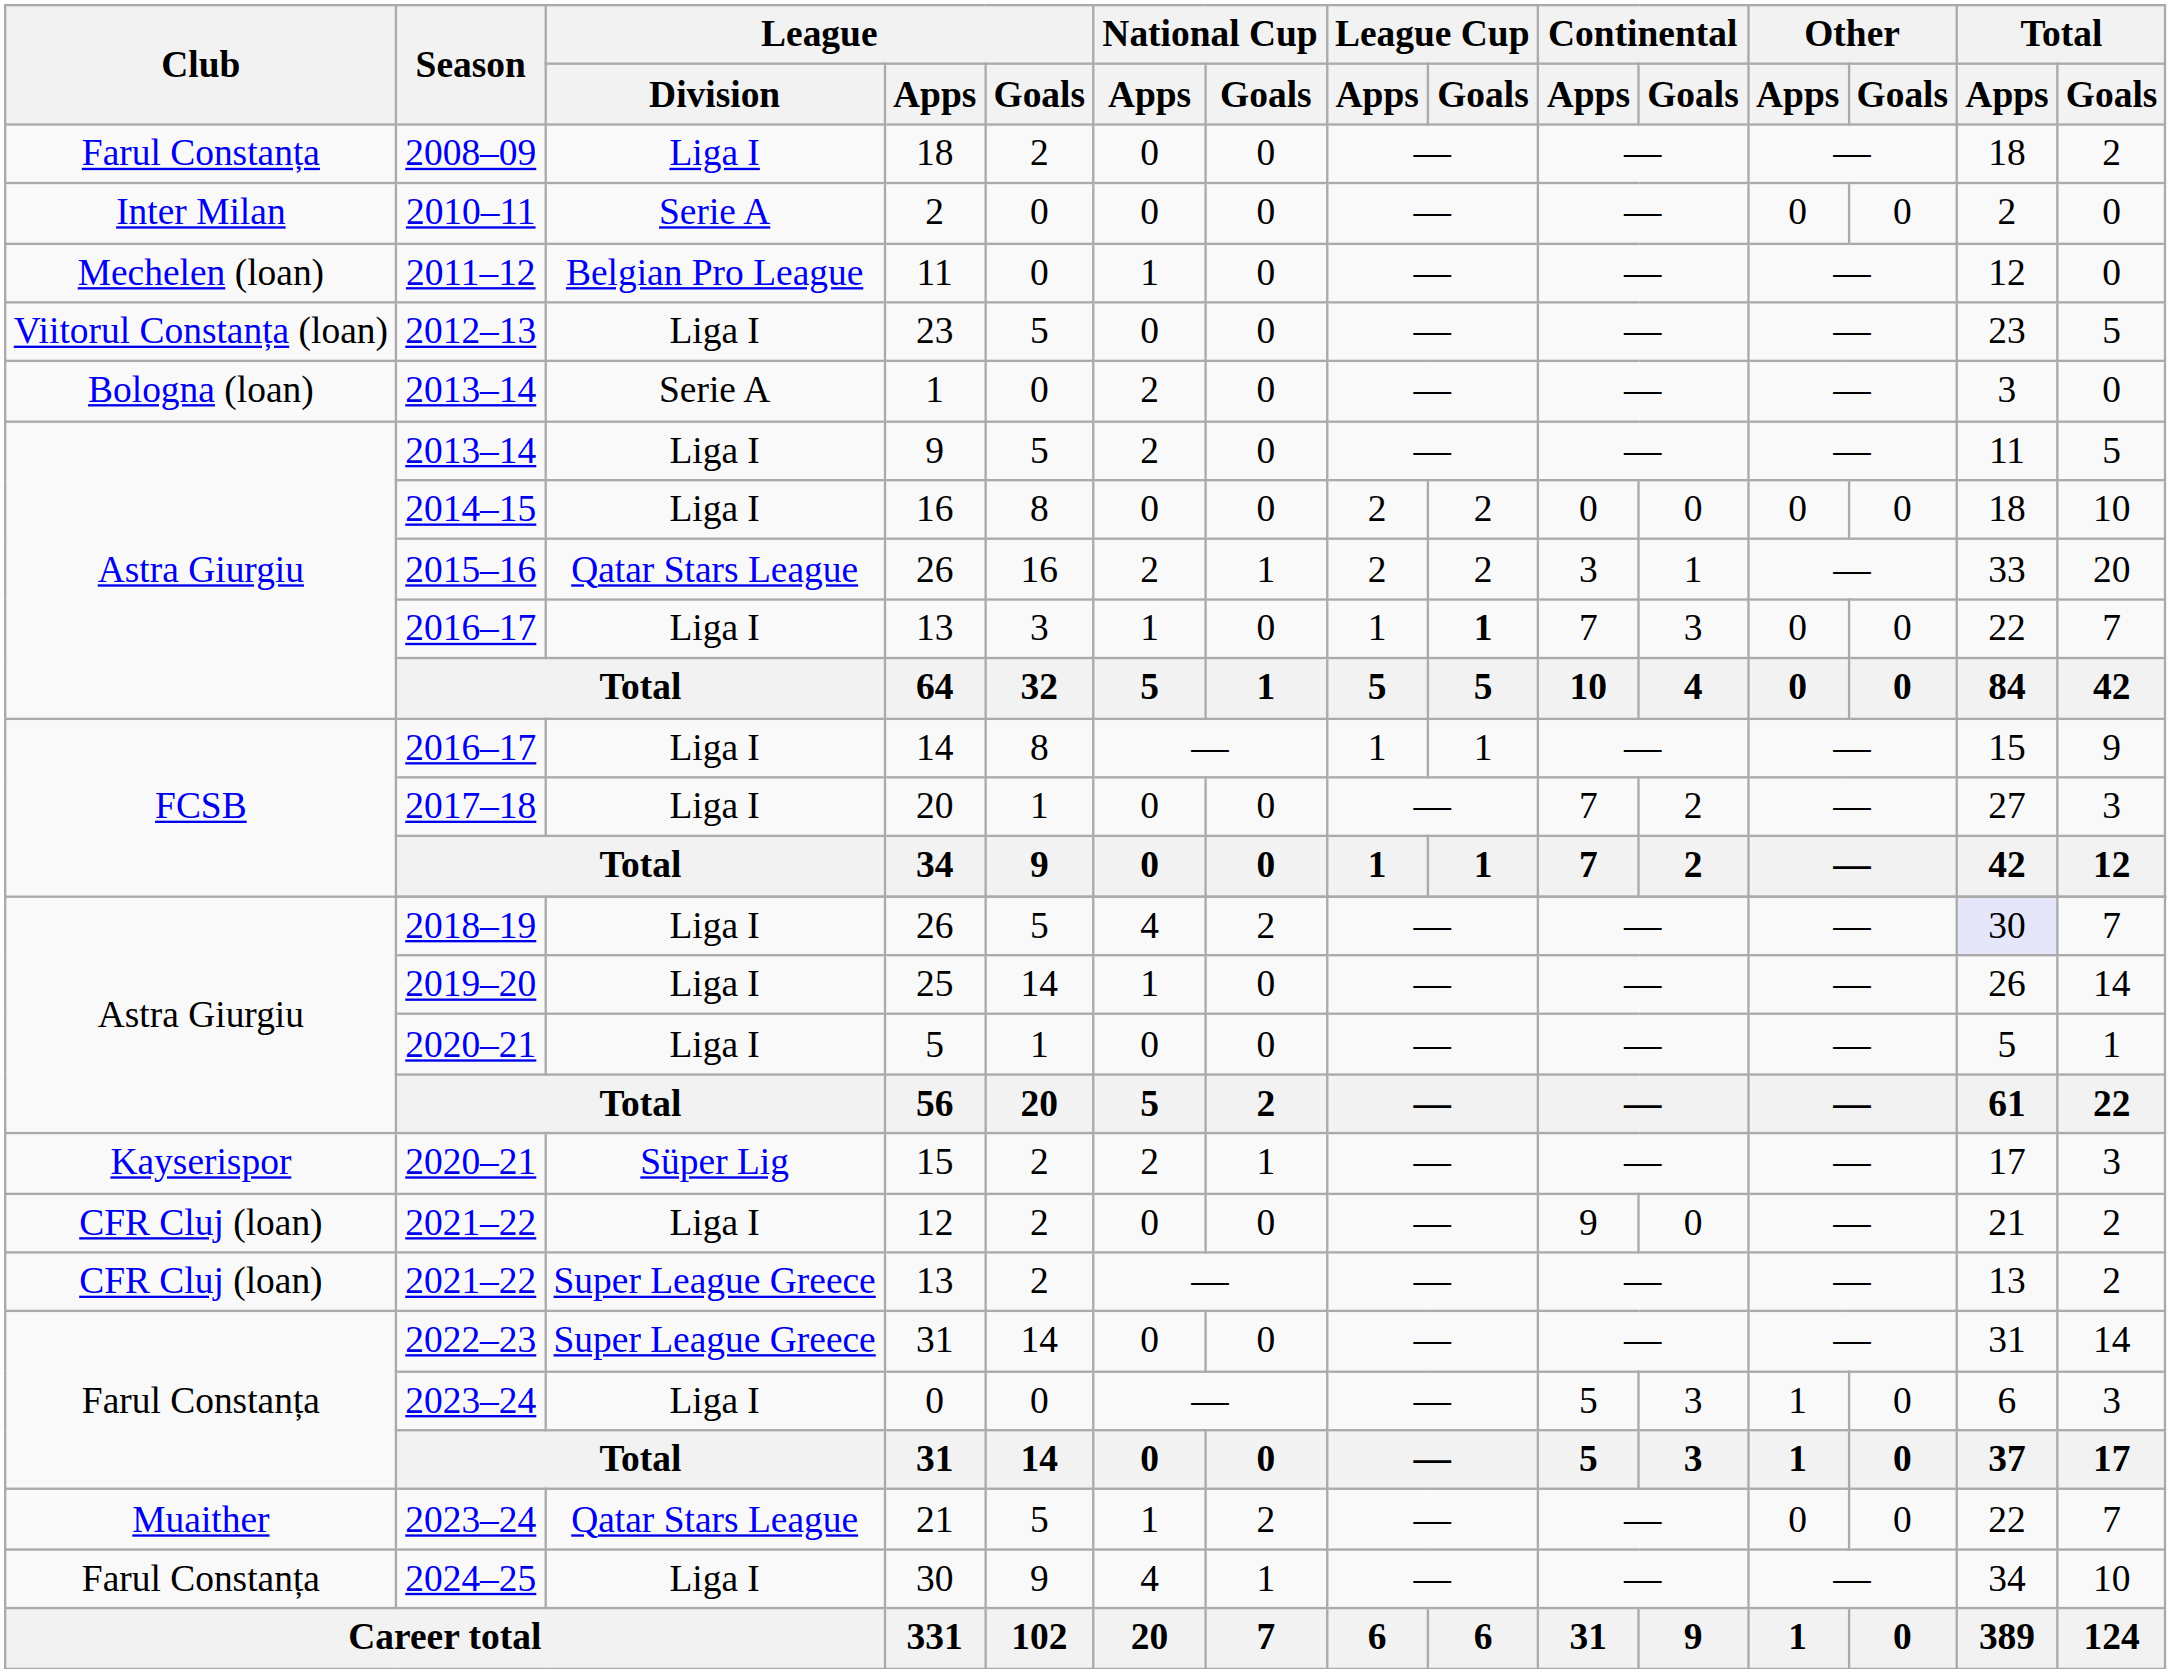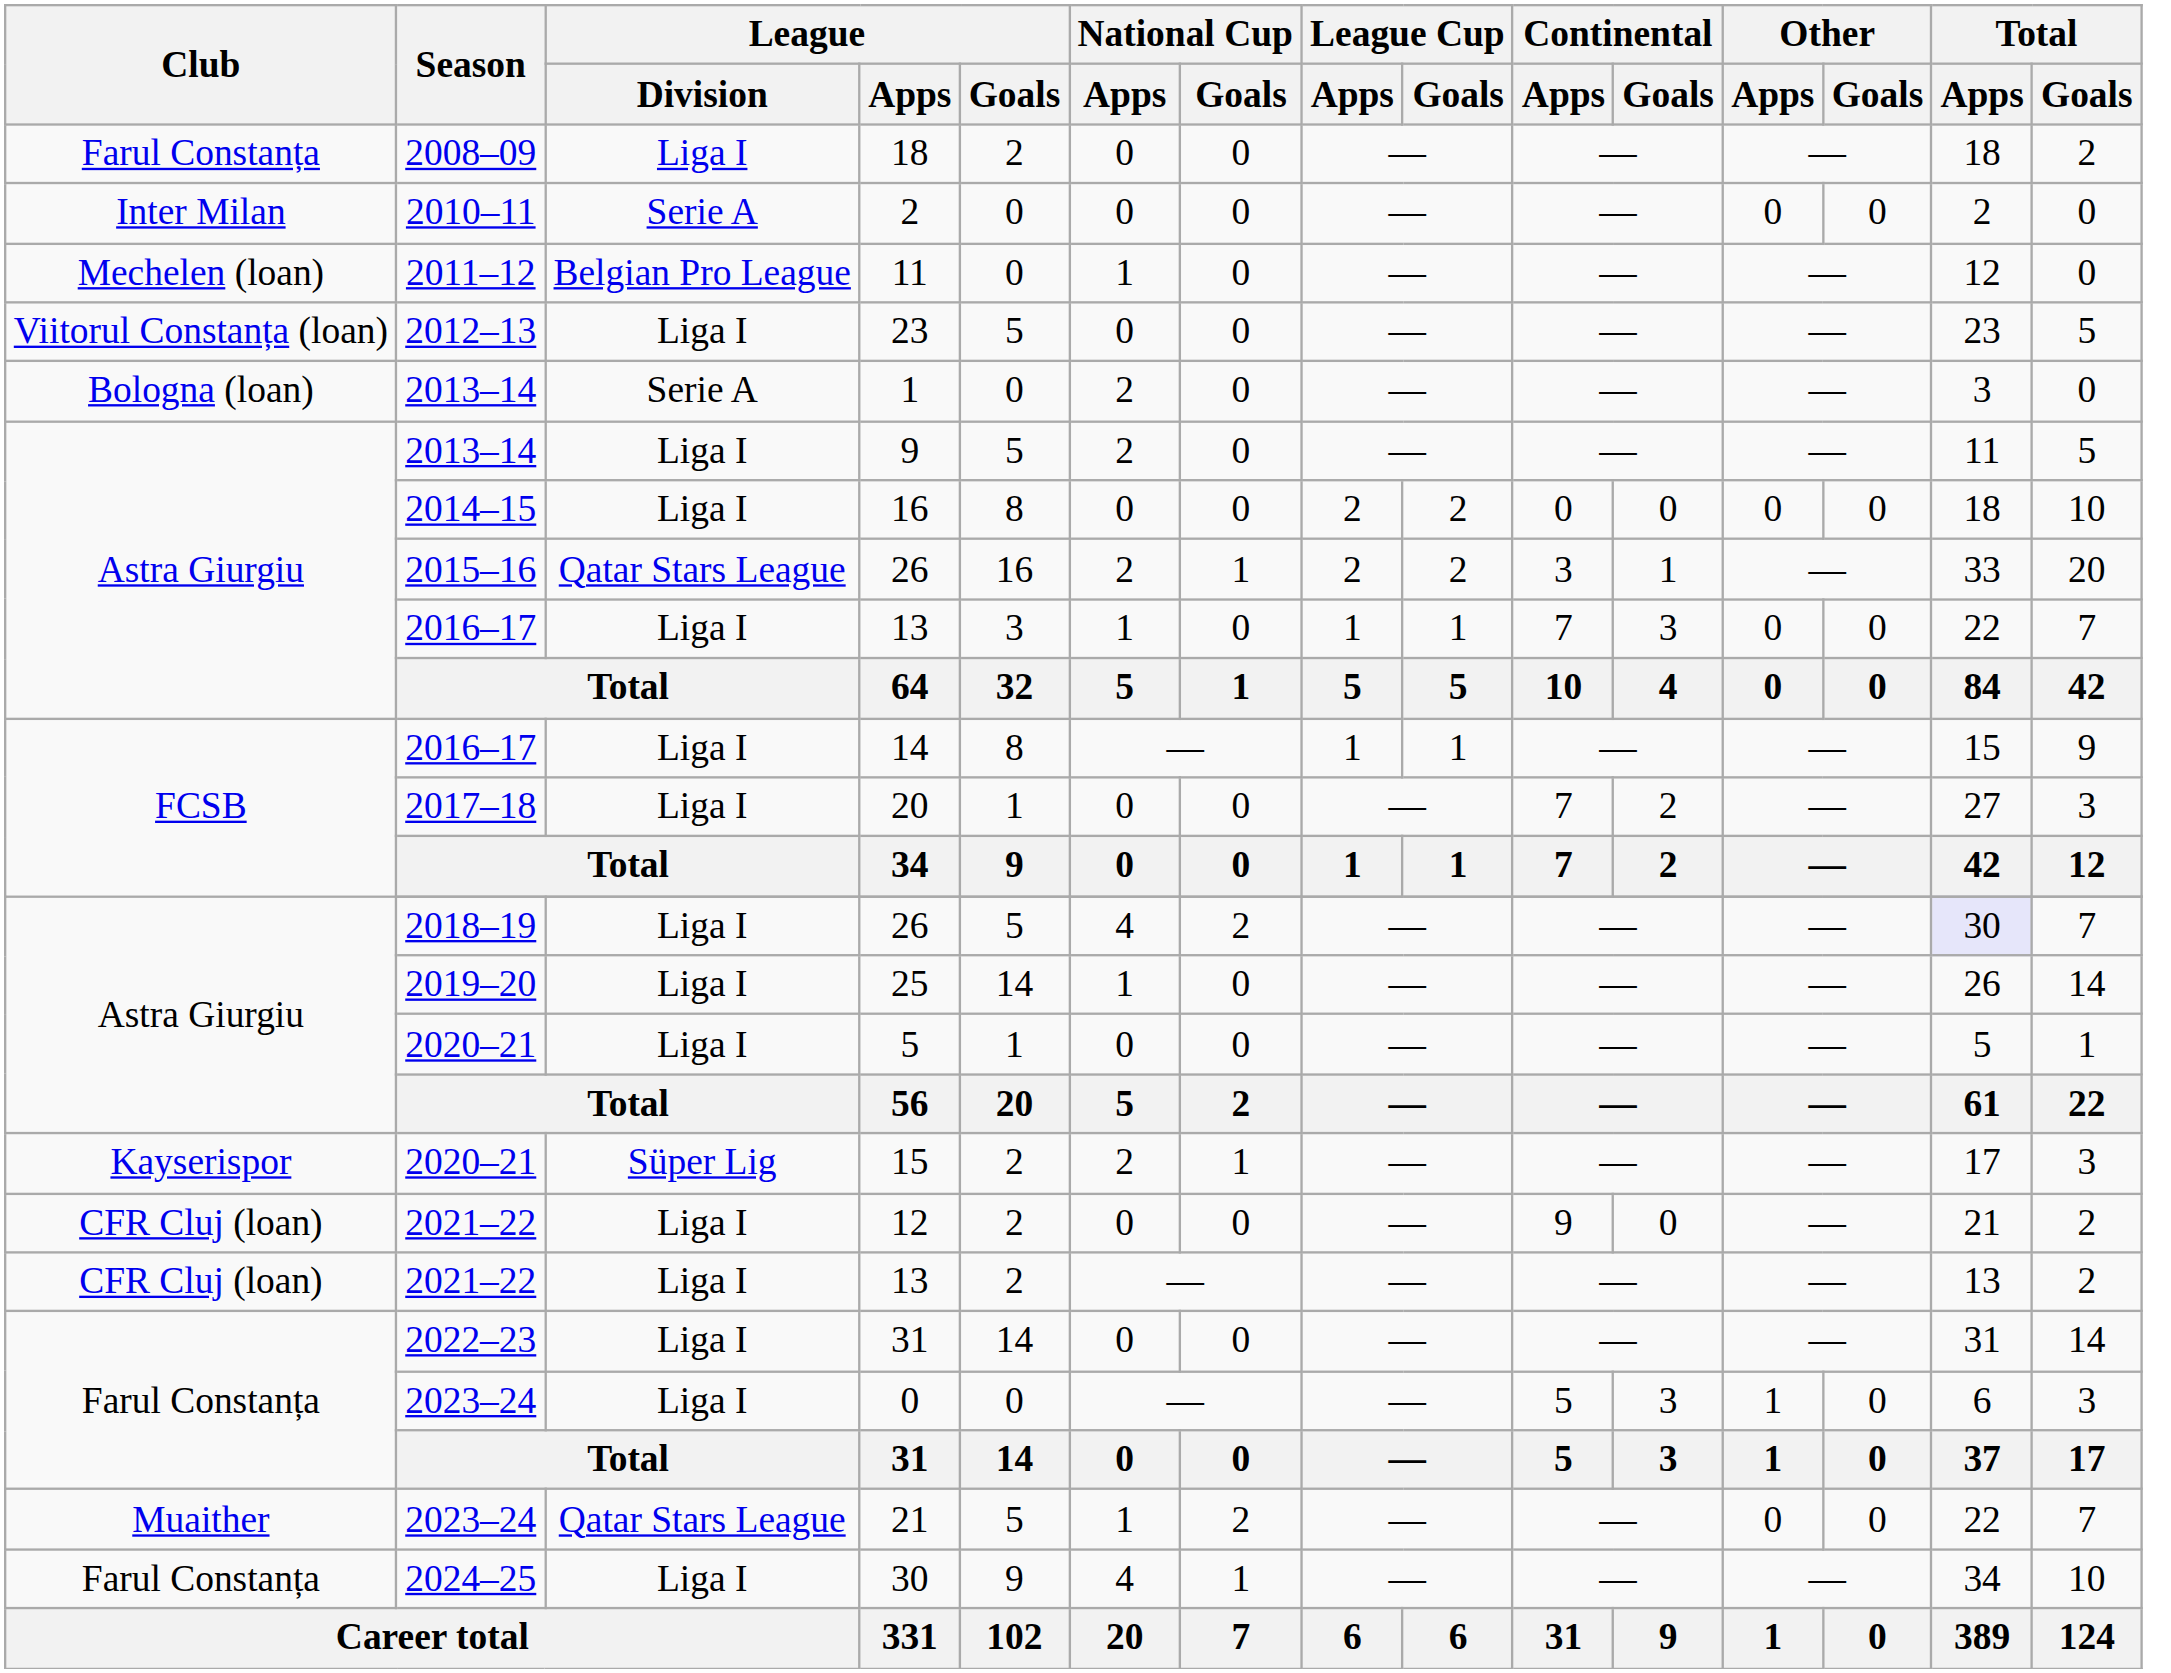(1483, 627) bold -> (1458, 627) normal
(715, 1281) Super League Greece -> (702, 1281) Liga I
(715, 1340) Super League Greece -> (702, 1340) Liga I
